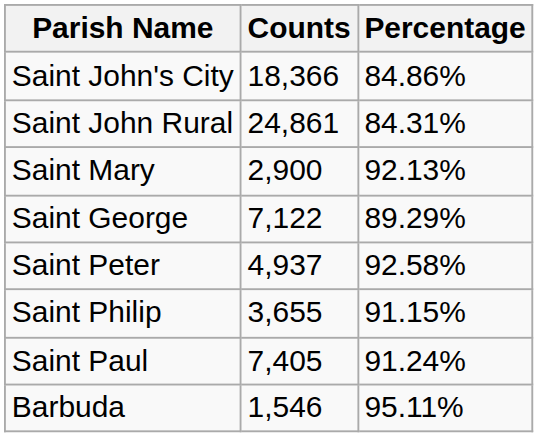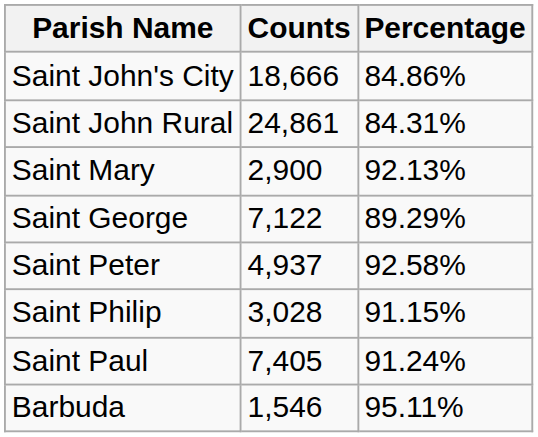(293, 75) 18,366 -> (293, 75) 18,666
(285, 312) 3,655 -> (285, 312) 3,028
